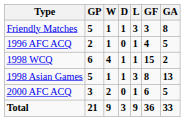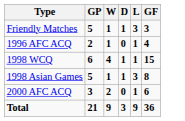- column: (170, 12)
